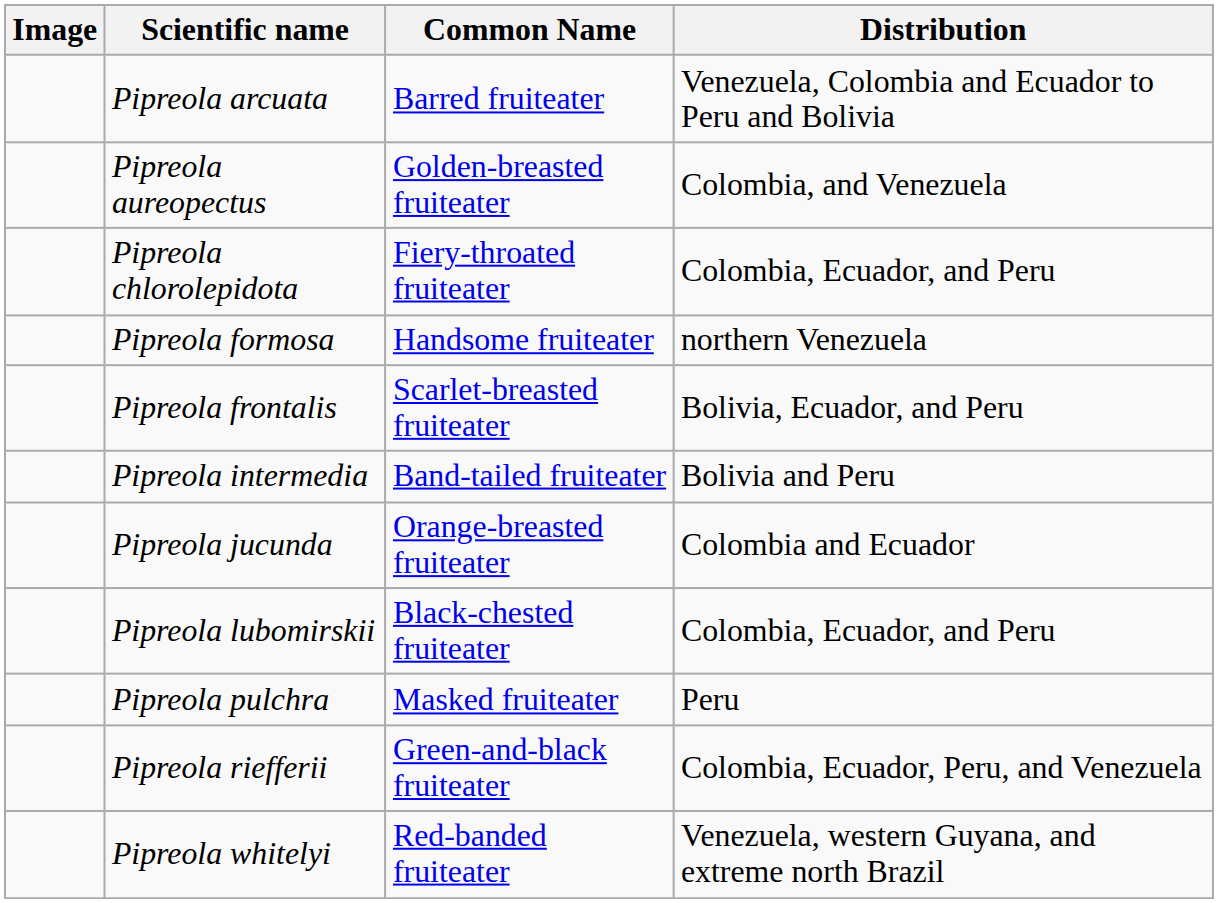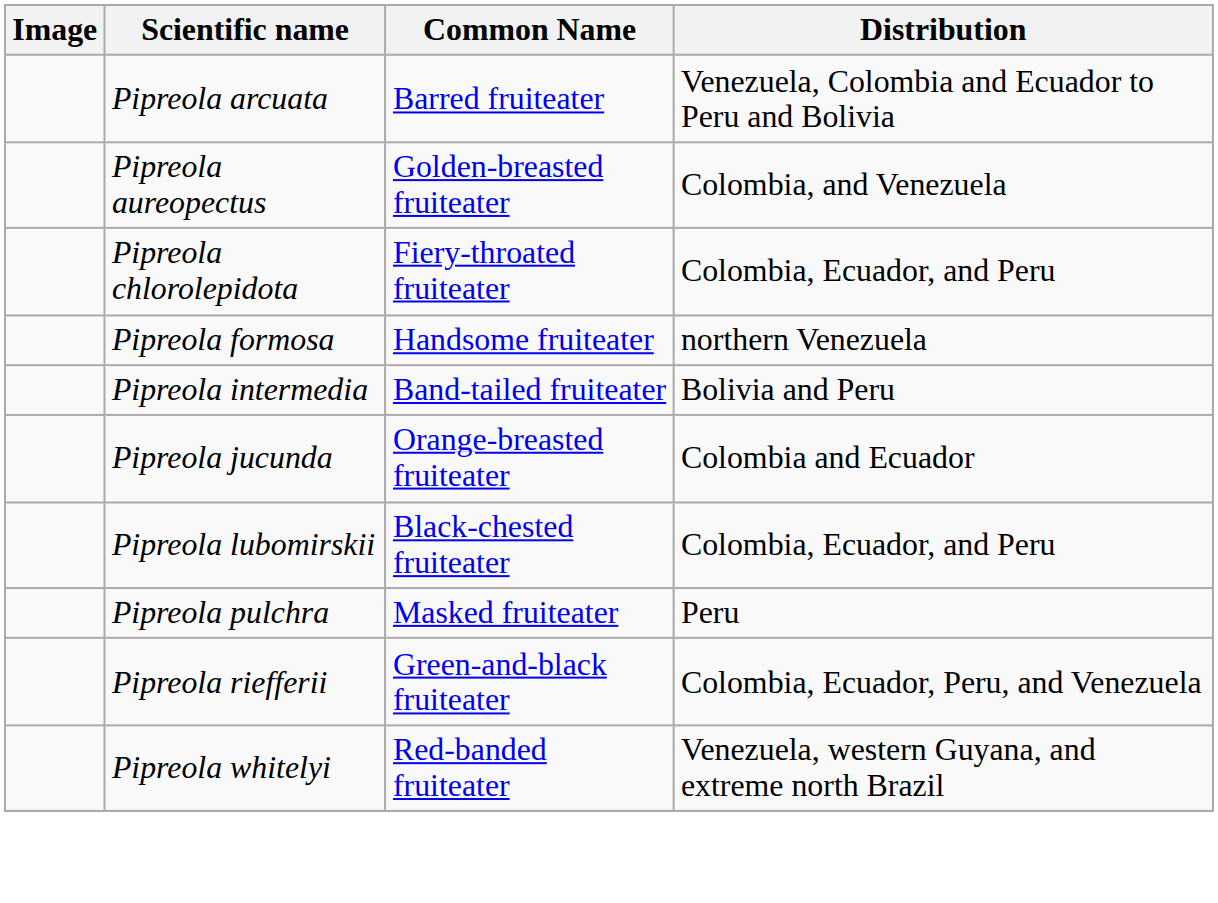- row: (224, 407)
